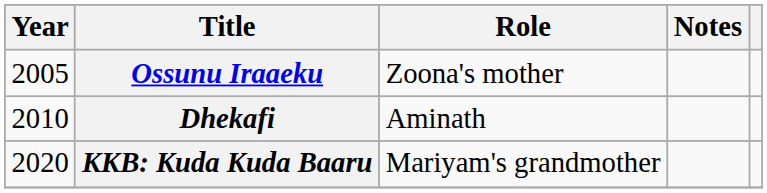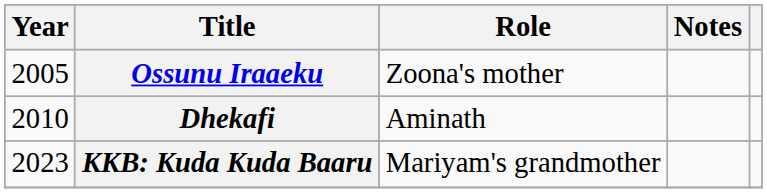(40, 163) 2020 -> (40, 163) 2023
